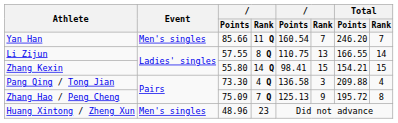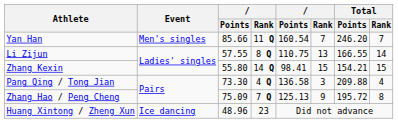(172, 111) Men's singles -> (167, 111) Ice dancing
